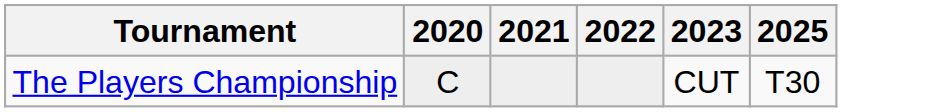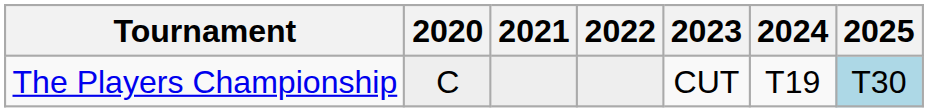+ column: (793, 31)
(793, 81) no background -> (879, 81) lightblue background
